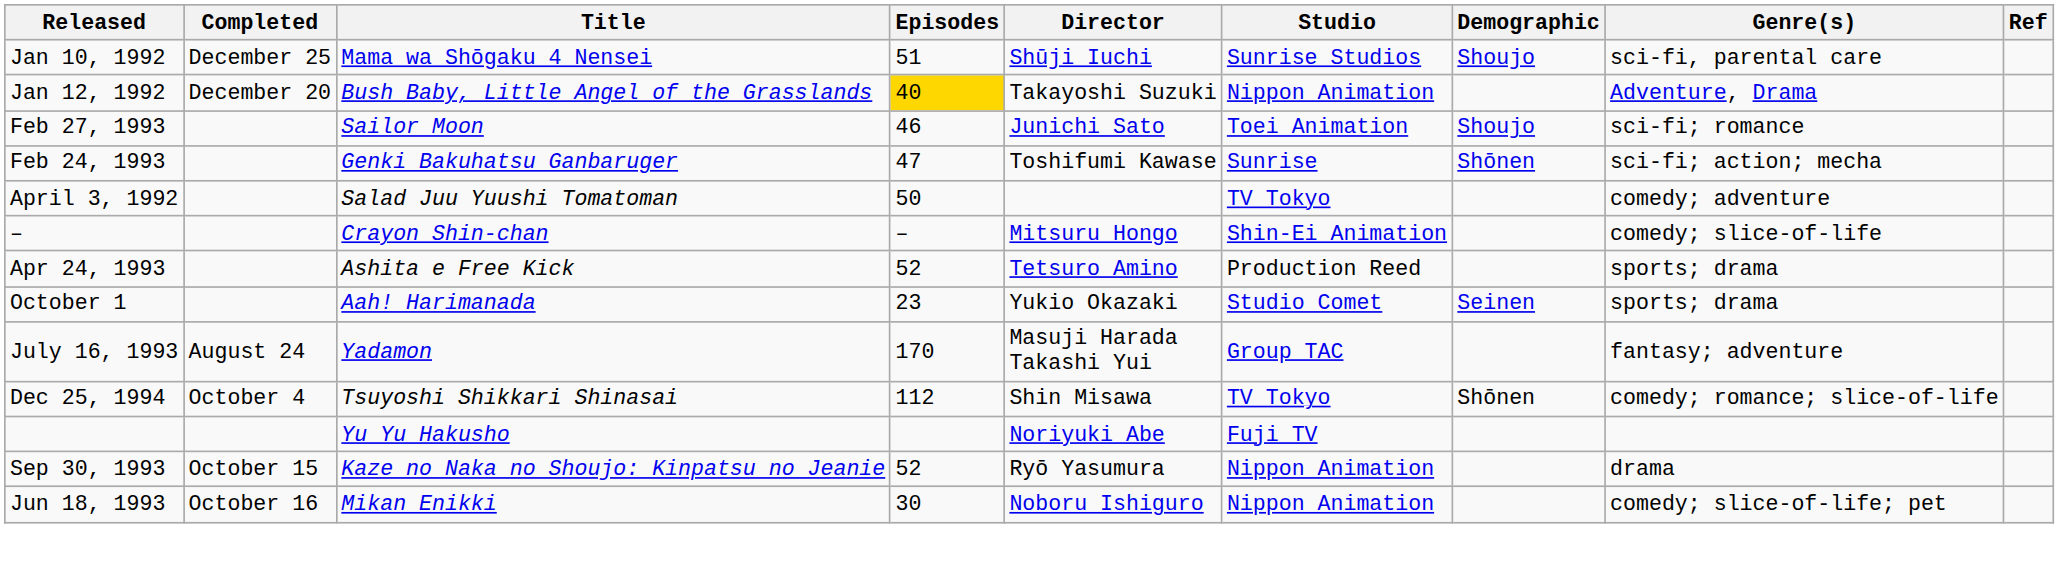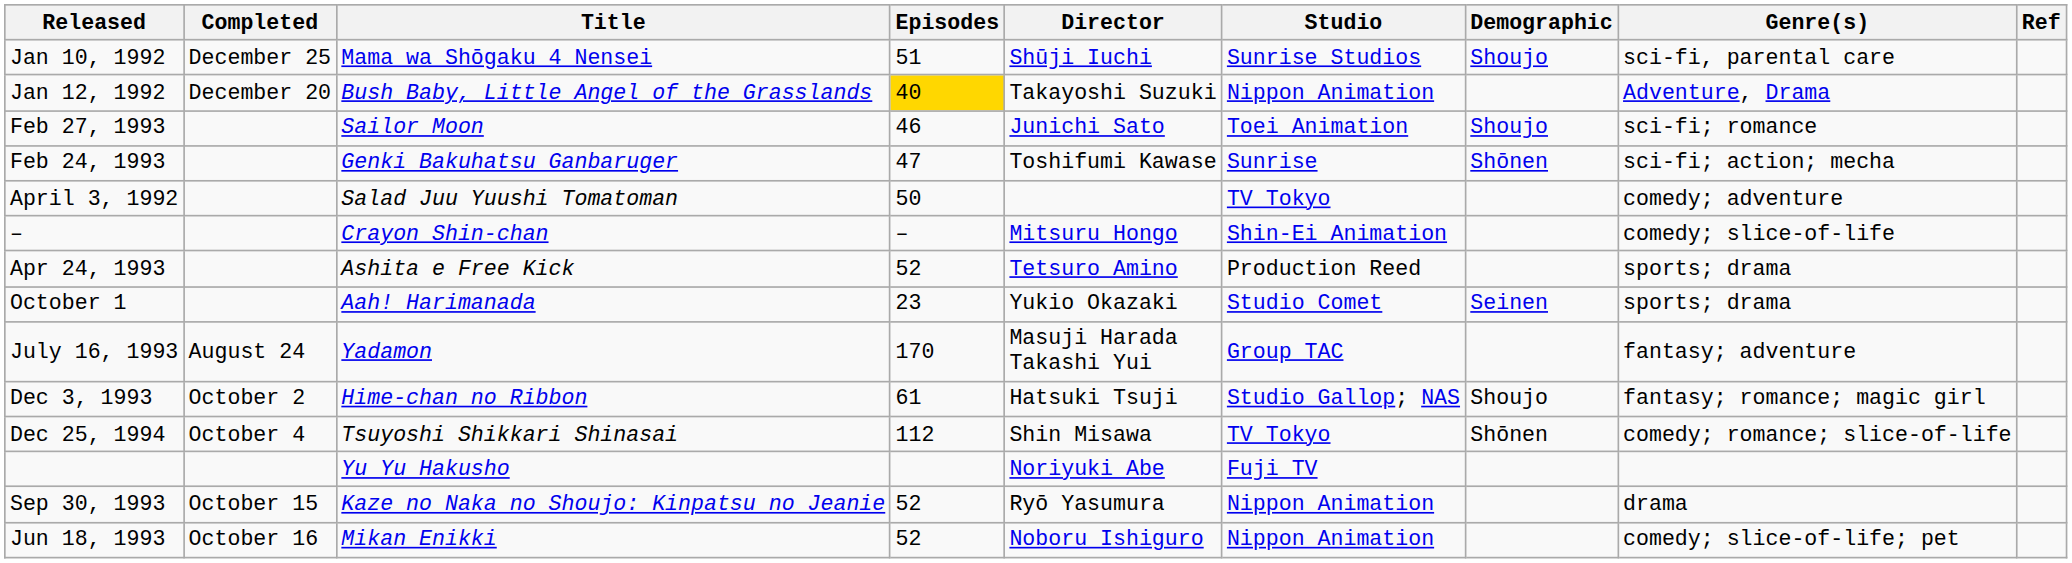+ row: (81, 399)
(908, 505) 30 -> (908, 540) 52
